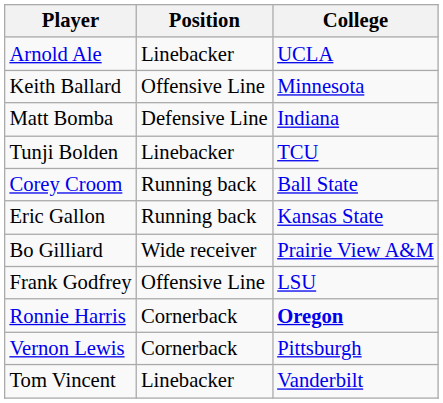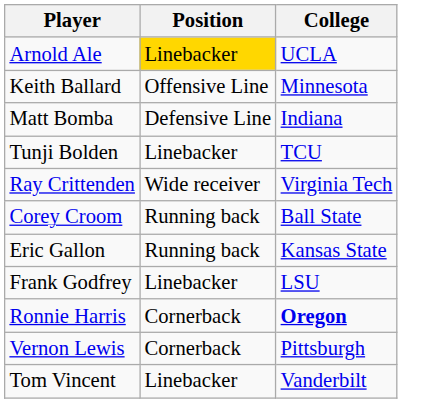(187, 53) no background -> (191, 53) gold background
+ row: (72, 184)
- row: (56, 250)
(203, 282) Offensive Line -> (191, 282) Linebacker
